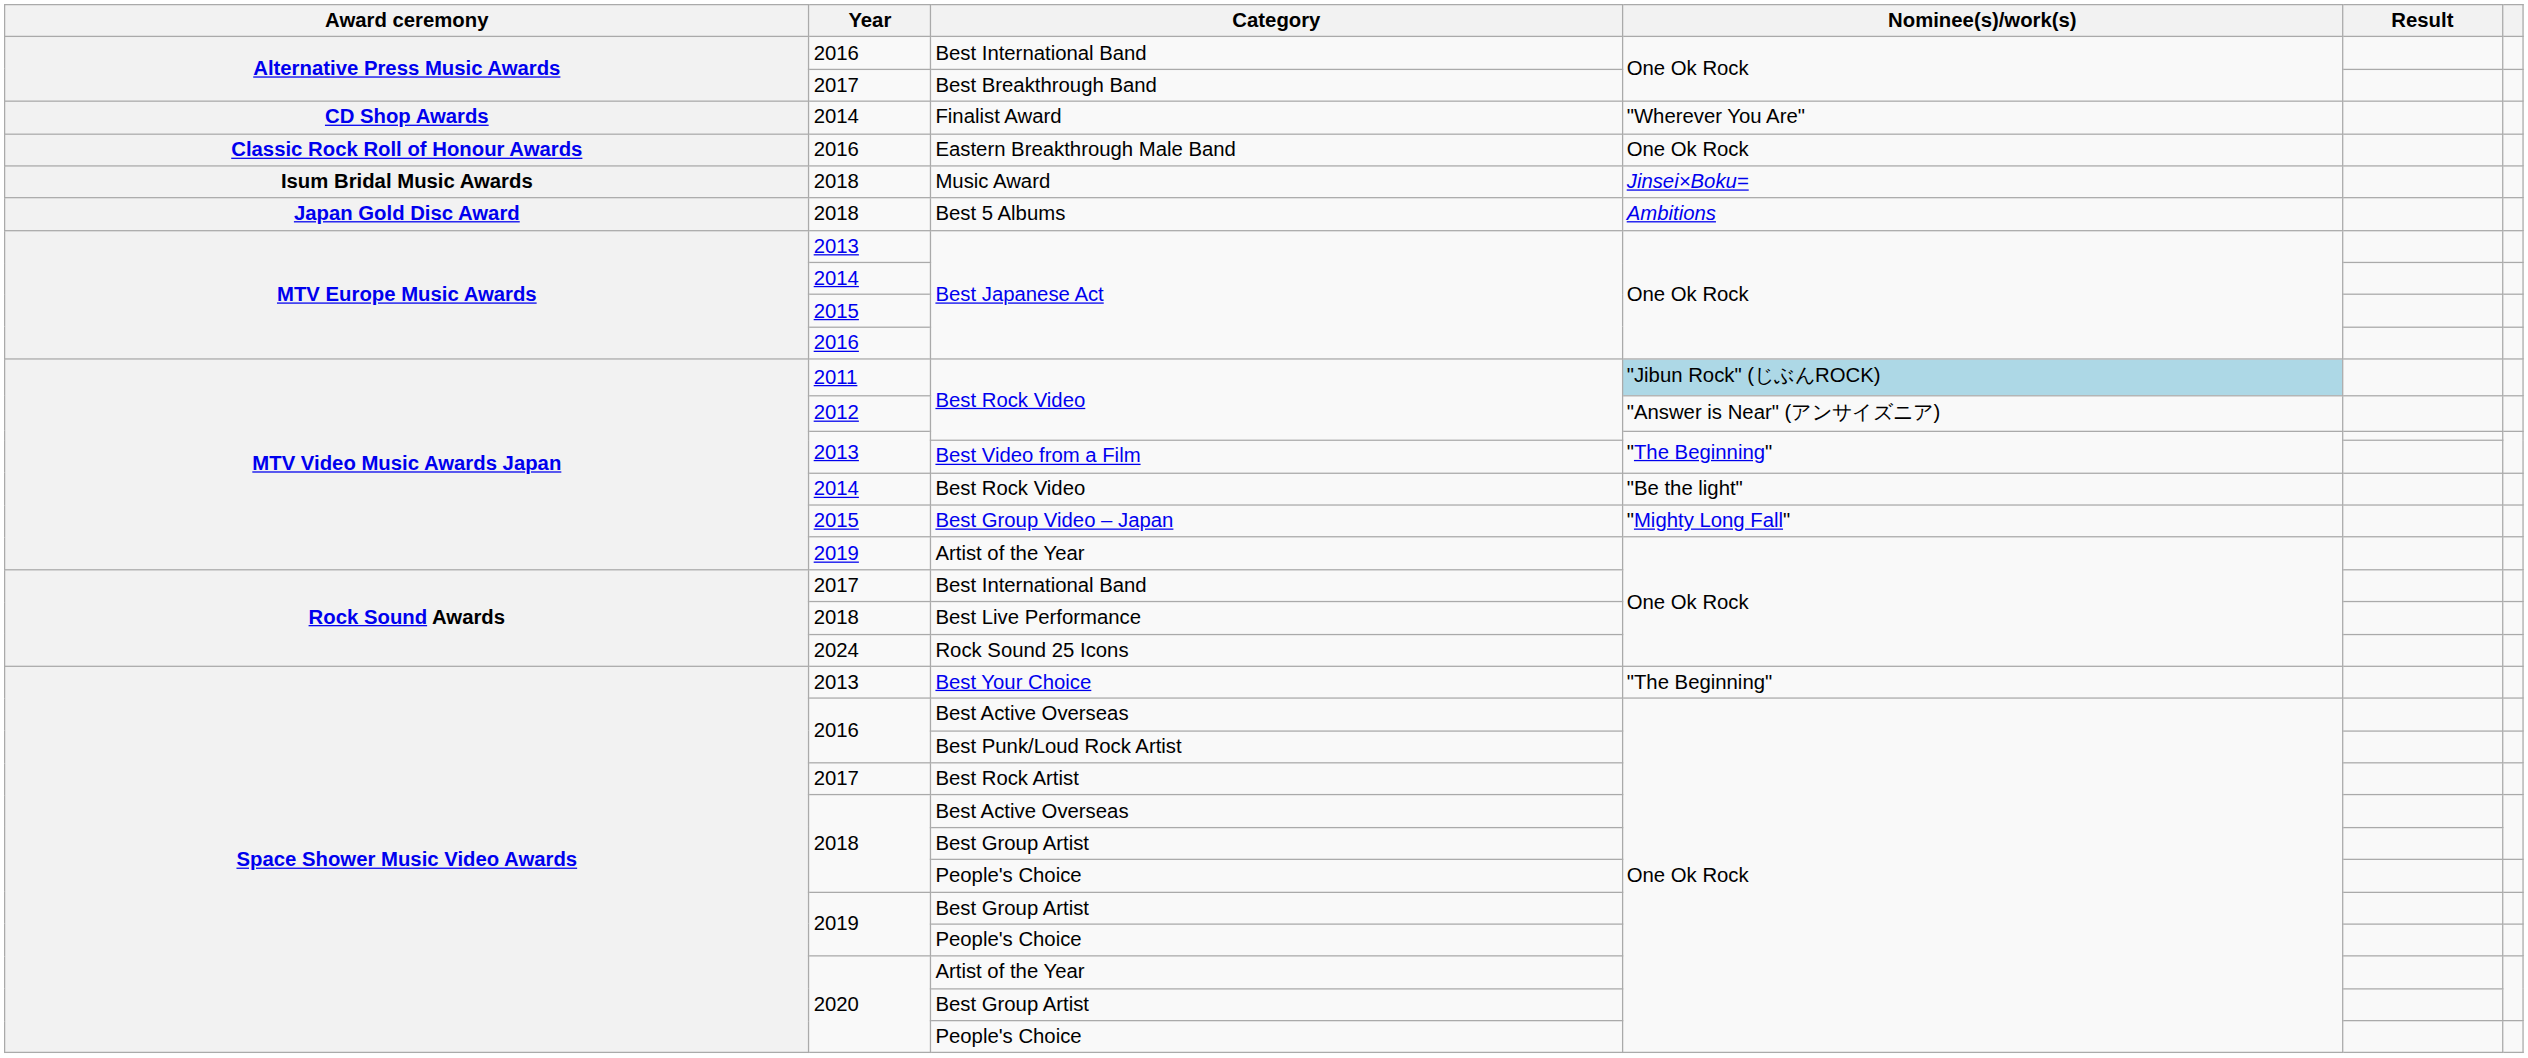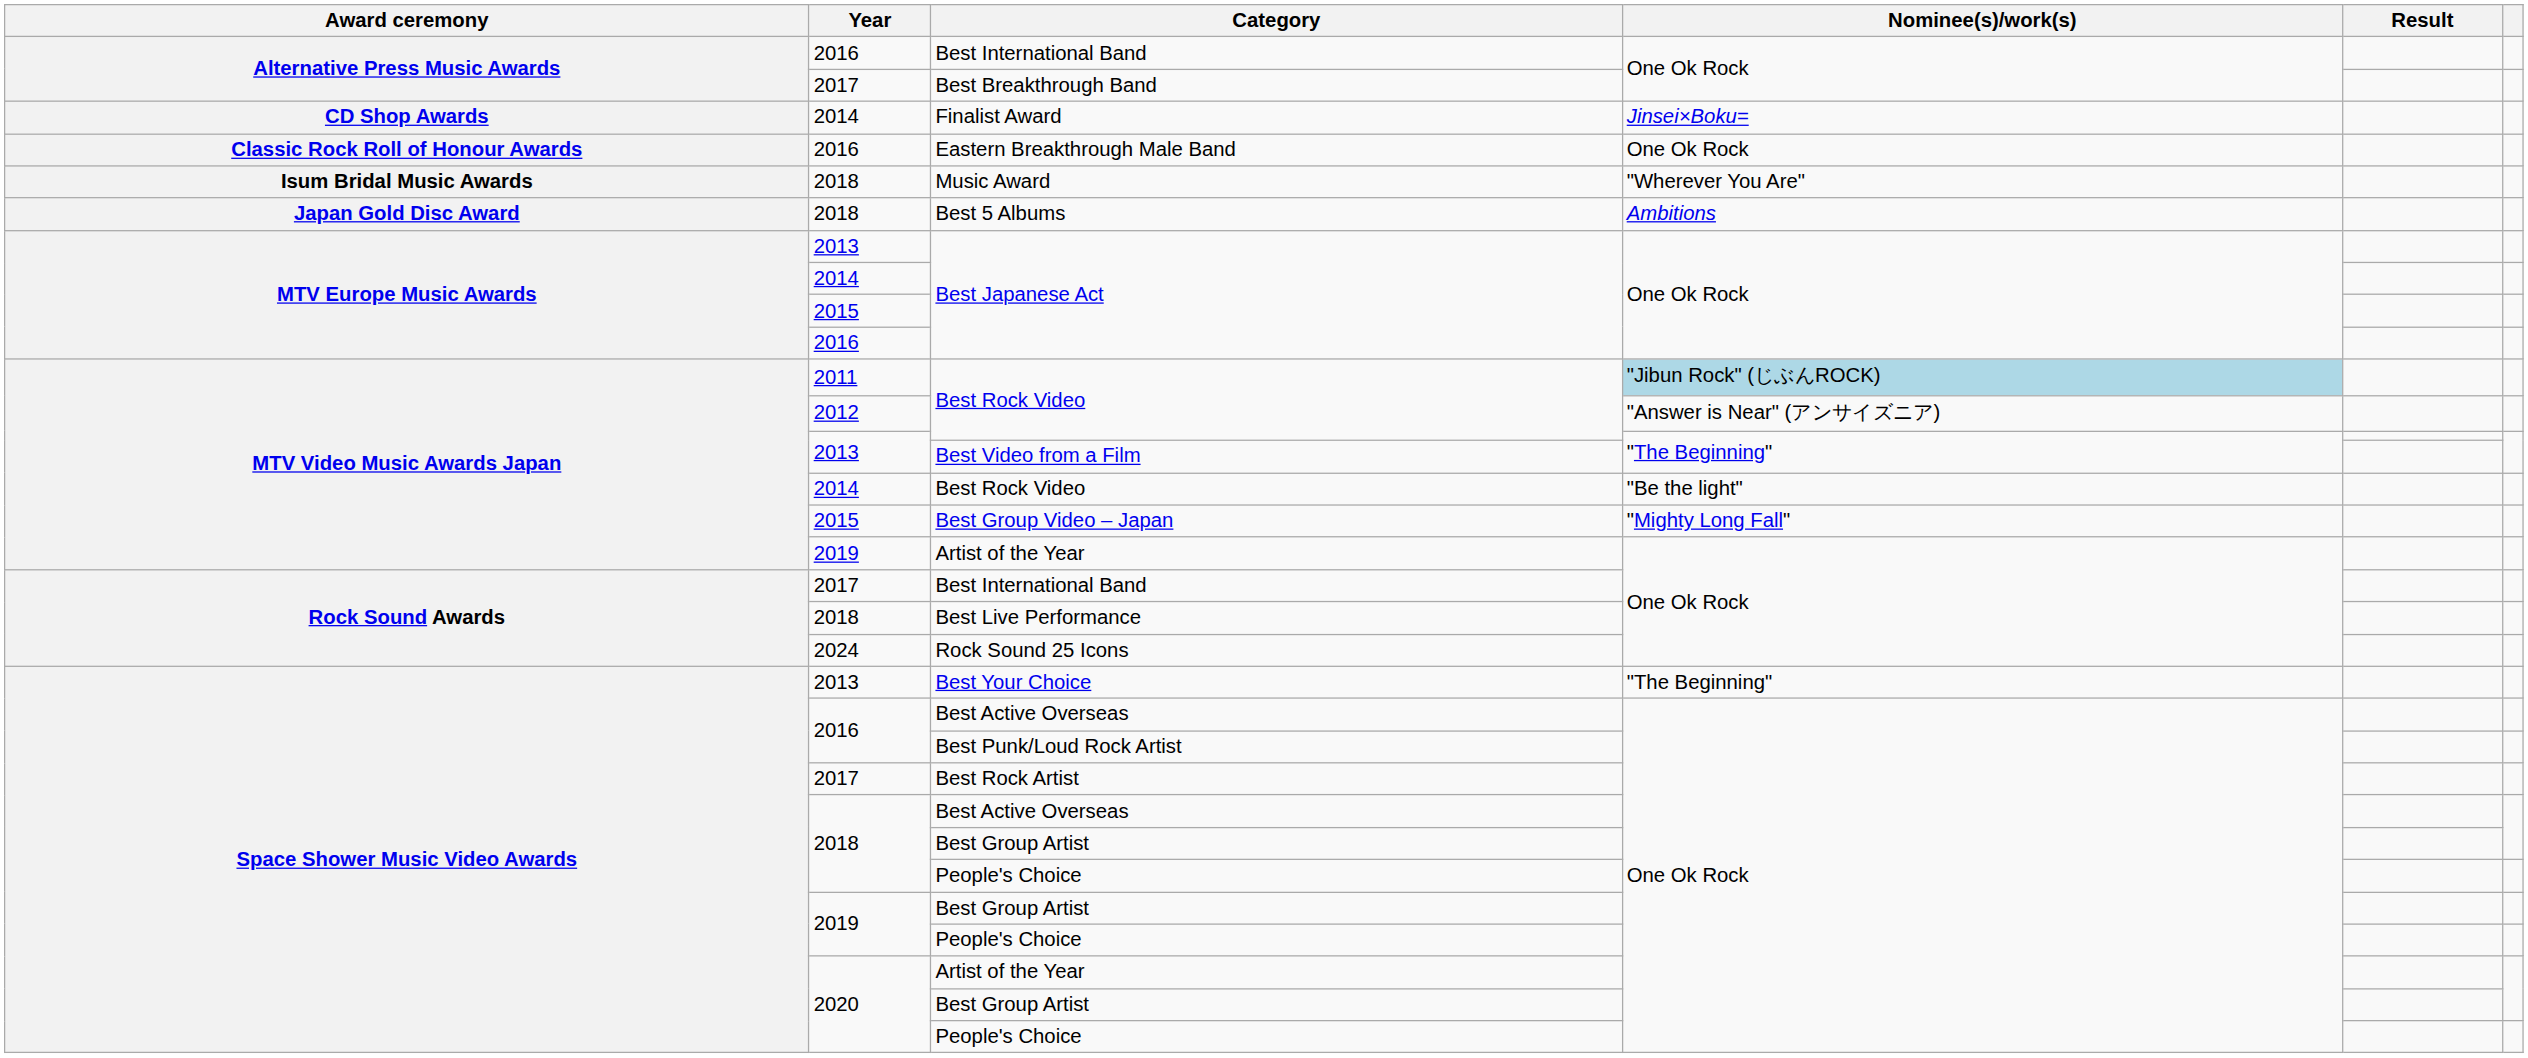(1716, 117) "Wherever You Are" -> (1688, 117) Jinsei×Boku=
(1688, 181) Jinsei×Boku= -> (1716, 181) "Wherever You Are"
